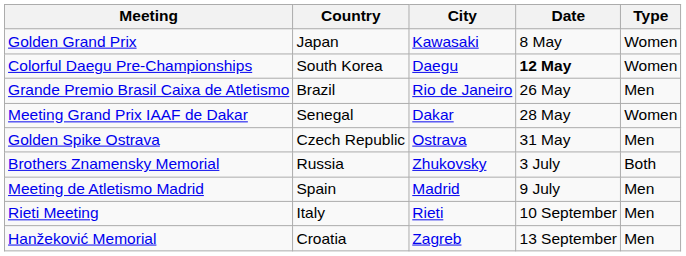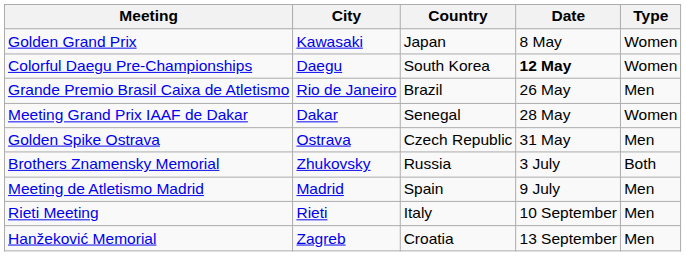columns swapped: (462, 16) <-> (351, 16)
